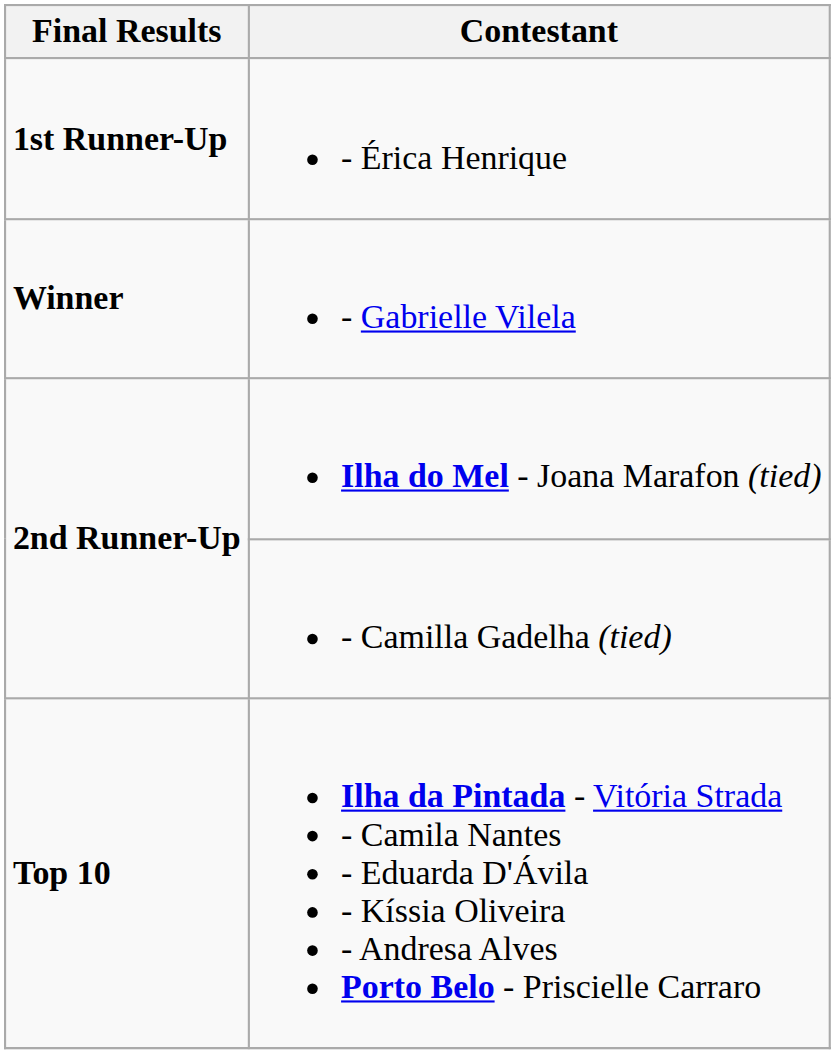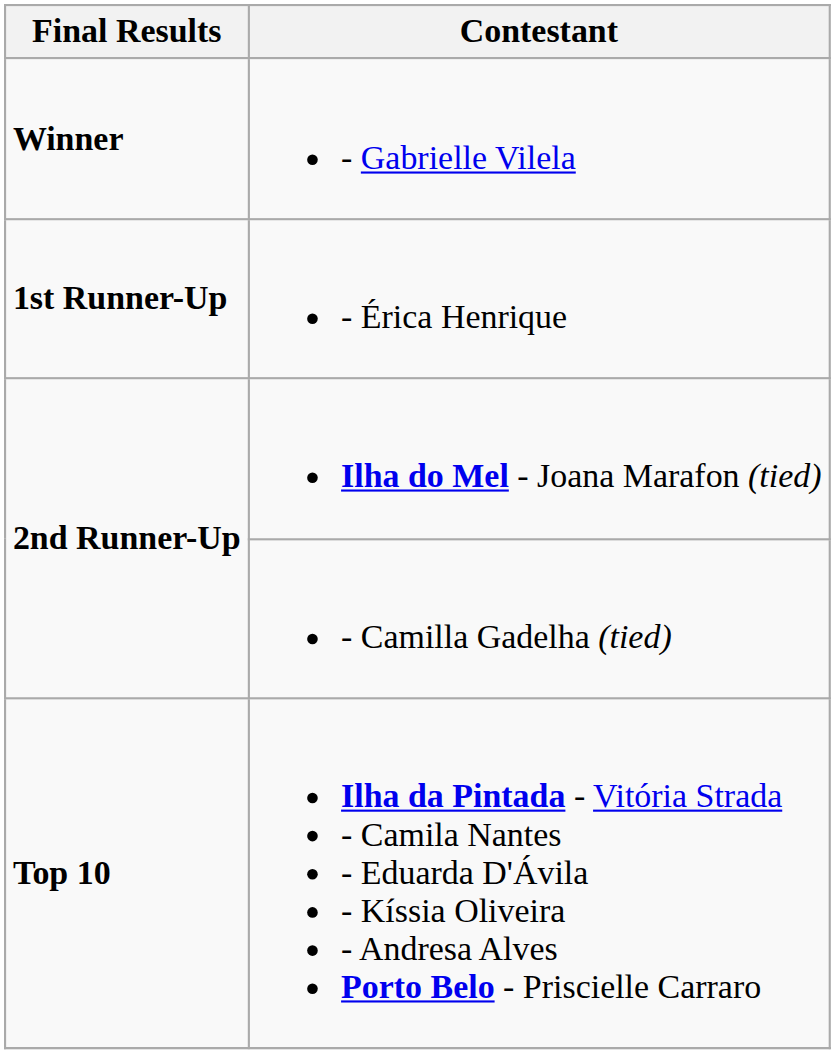rows swapped: (539, 318) <-> (539, 158)
